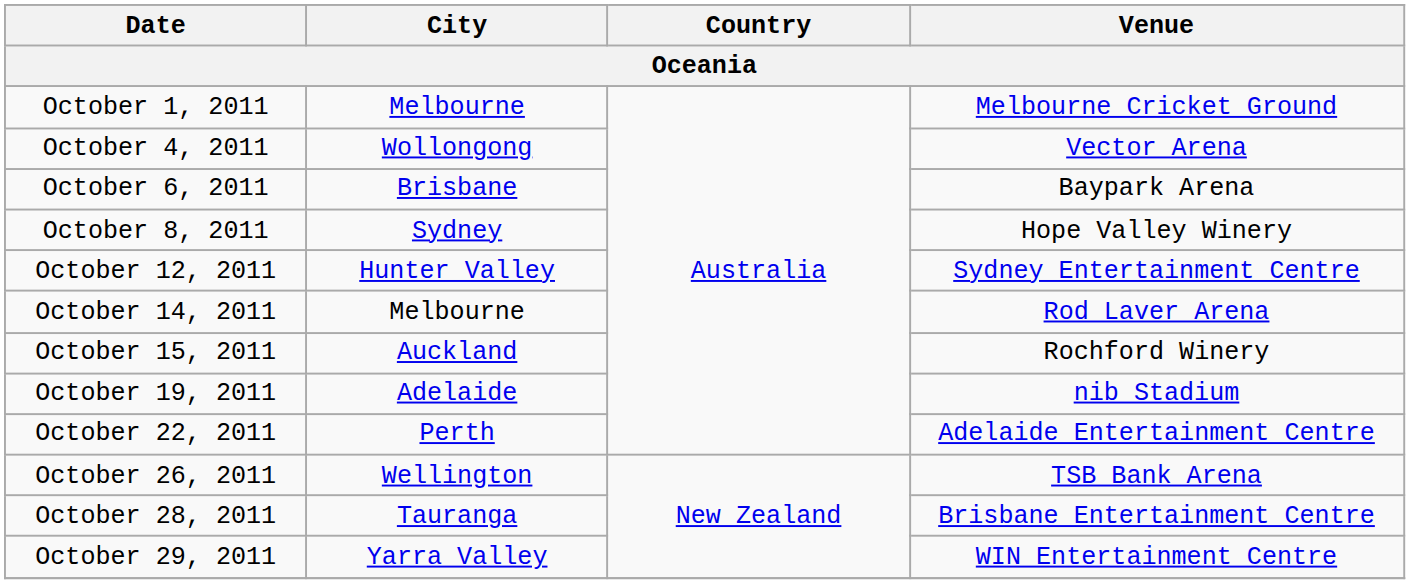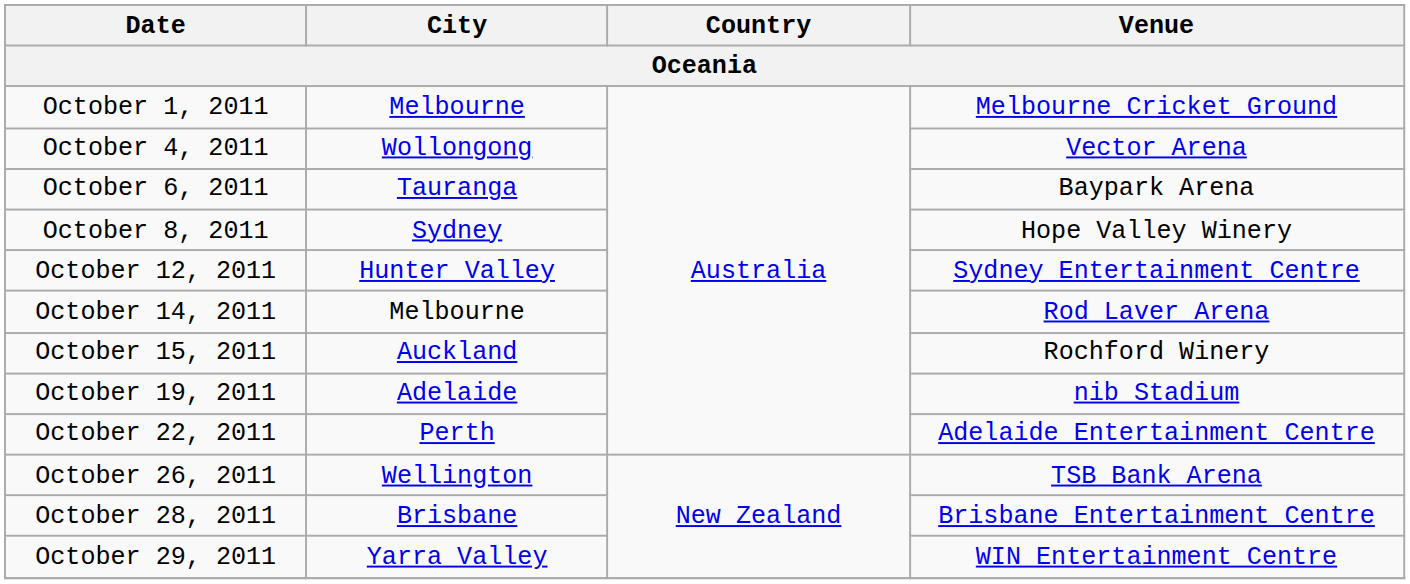(457, 189) Brisbane -> (457, 189) Tauranga
(457, 516) Tauranga -> (457, 516) Brisbane
